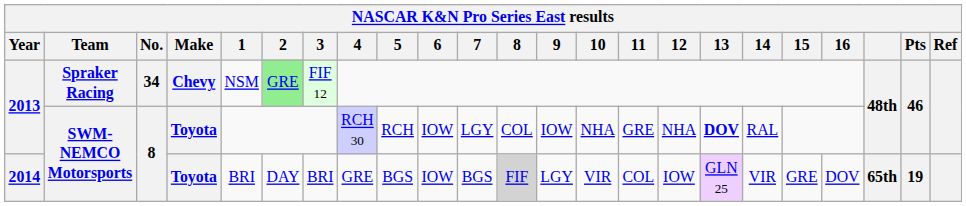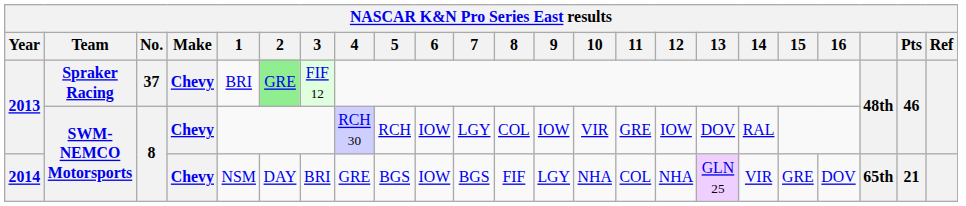(152, 82) 34 -> (152, 82) 37
(242, 82) NSM -> (239, 82) BRI
(194, 130) Toyota -> (192, 130) Chevy
(598, 130) NHA -> (595, 130) VIR
(679, 130) NHA -> (676, 130) IOW
(721, 130) bold -> (718, 130) normal
(194, 177) Toyota -> (192, 177) Chevy
(242, 177) BRI -> (239, 177) NSM
(517, 177) lightgrey background -> (514, 177) no background
(598, 177) VIR -> (595, 177) NHA
(679, 177) IOW -> (676, 177) NHA
(915, 177) 19 -> (911, 177) 21
